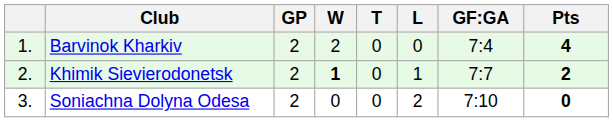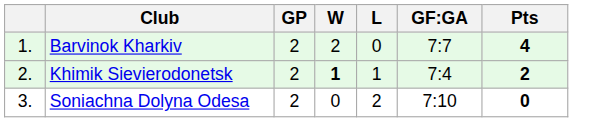- column: (377, 18)
(481, 46) 7:4 -> (440, 46) 7:7
(481, 74) 7:7 -> (440, 74) 7:4
